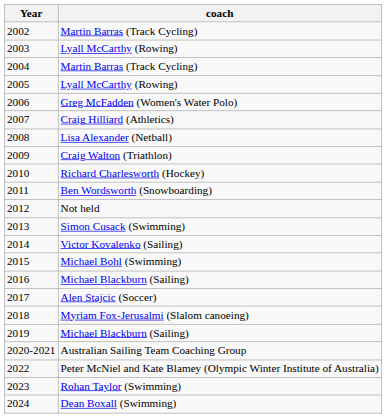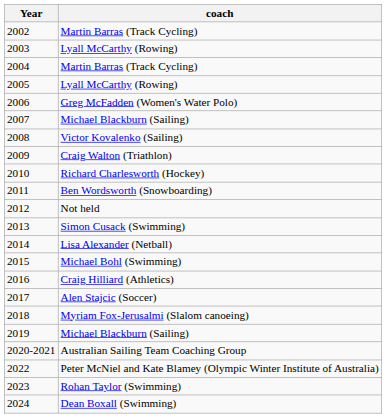(117, 119) Craig Hilliard (Athletics) -> (125, 119) Michael Blackburn (Sailing)
(116, 137) Lisa Alexander (Netball) -> (122, 137) Victor Kovalenko (Sailing)
(122, 244) Victor Kovalenko (Sailing) -> (116, 244) Lisa Alexander (Netball)
(125, 279) Michael Blackburn (Sailing) -> (117, 279) Craig Hilliard (Athletics)
